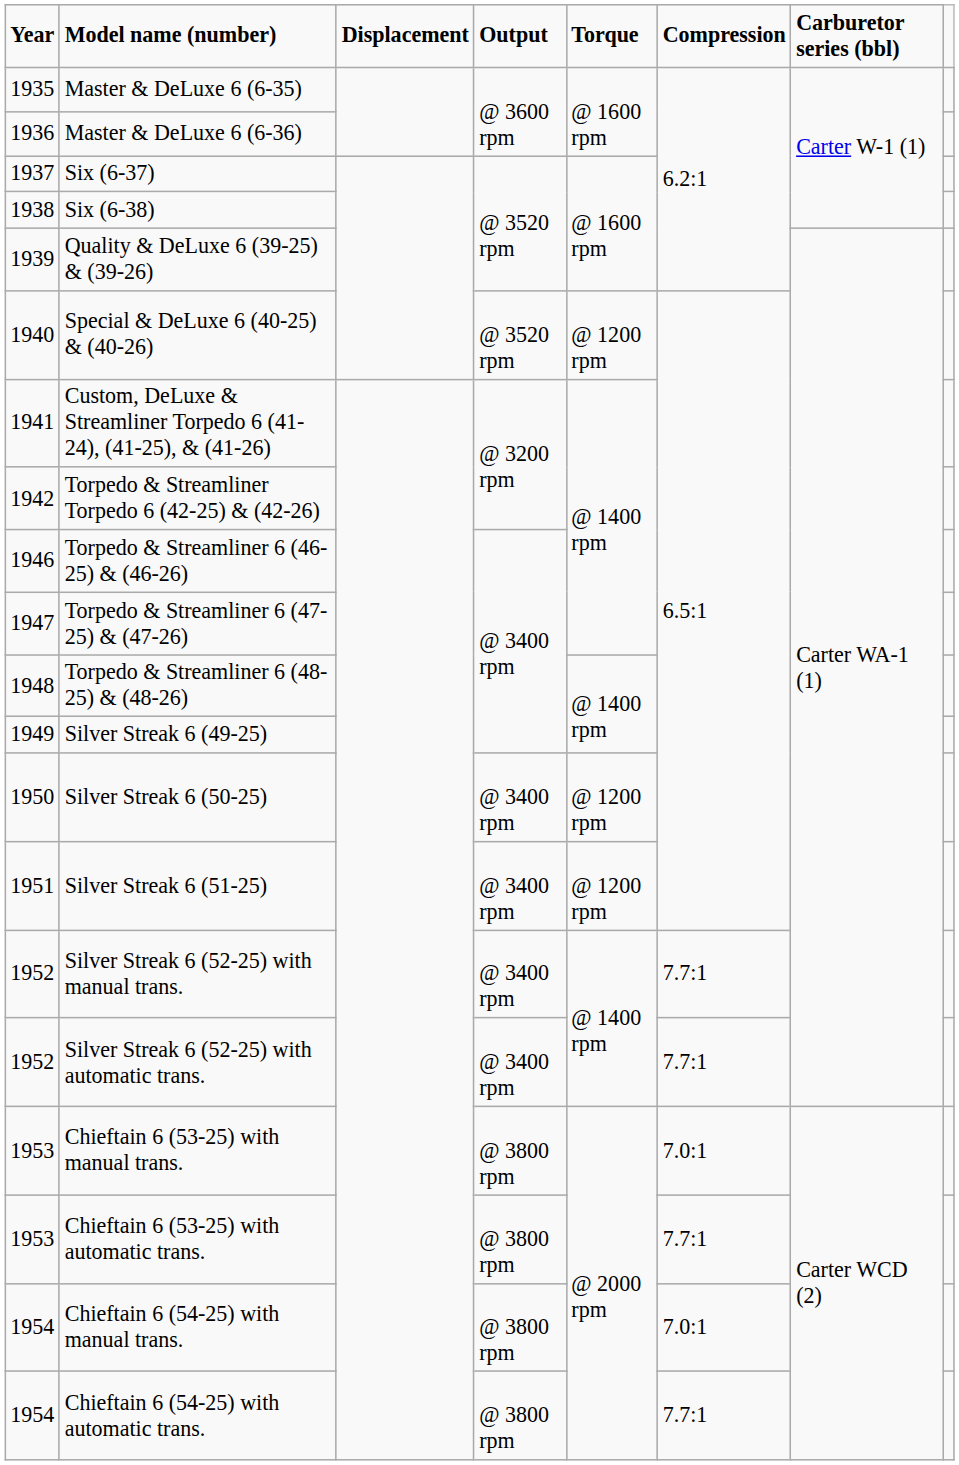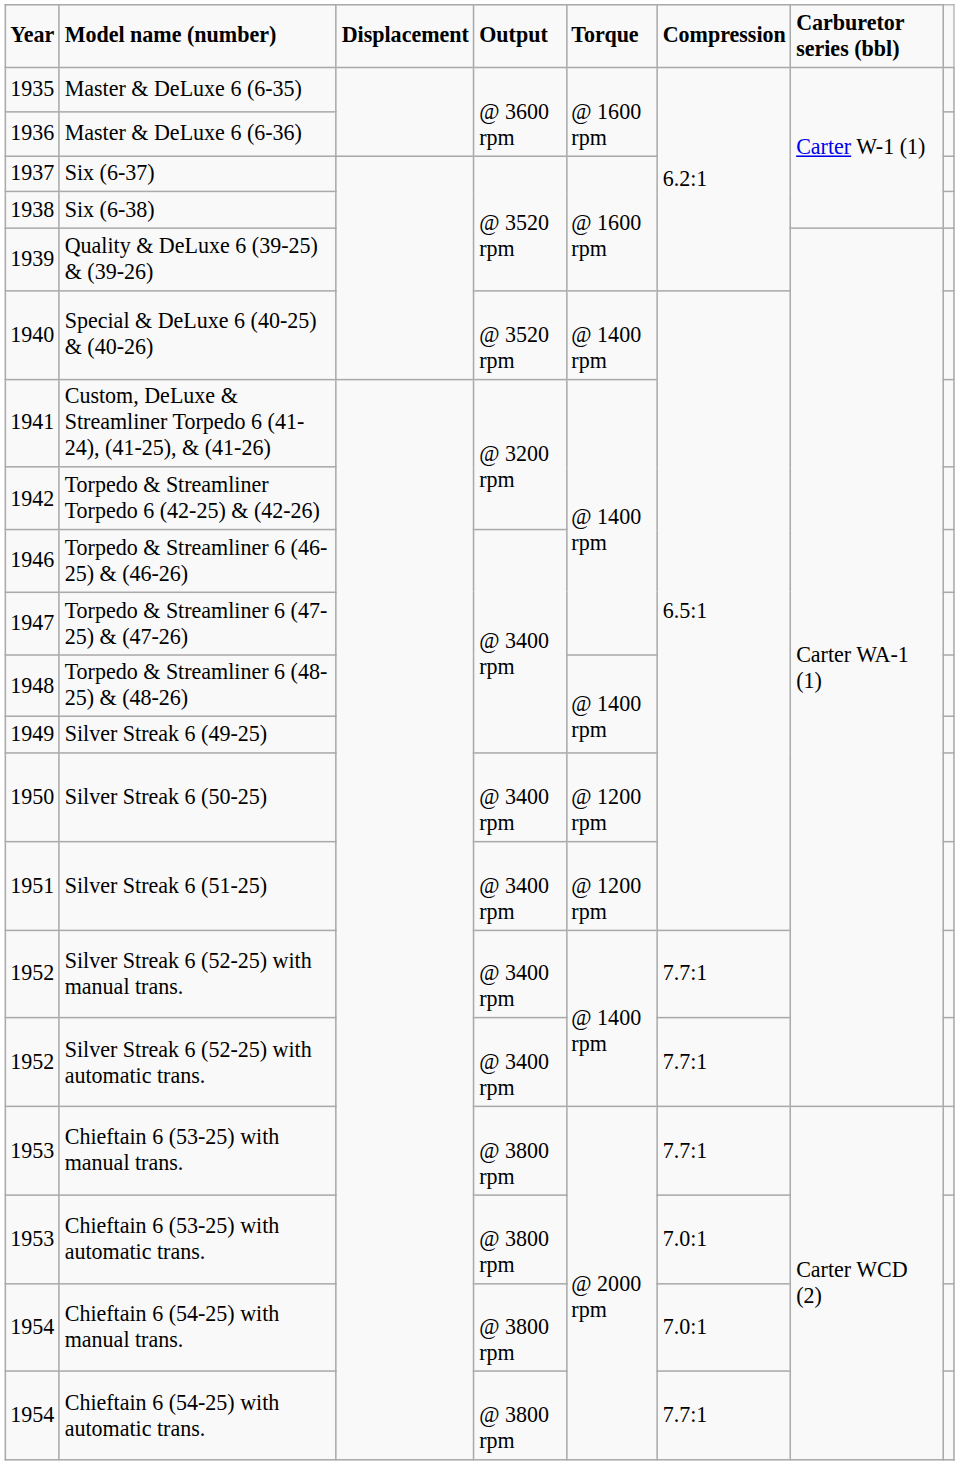(606, 347) @ 1200 rpm -> (606, 347) @ 1400 rpm
(685, 1150) 7.0:1 -> (685, 1150) 7.7:1
(685, 1238) 7.7:1 -> (685, 1238) 7.0:1
